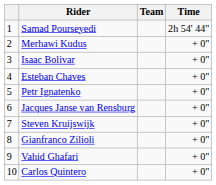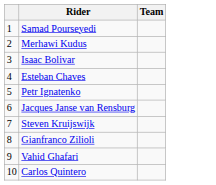- column: (189, 12)
